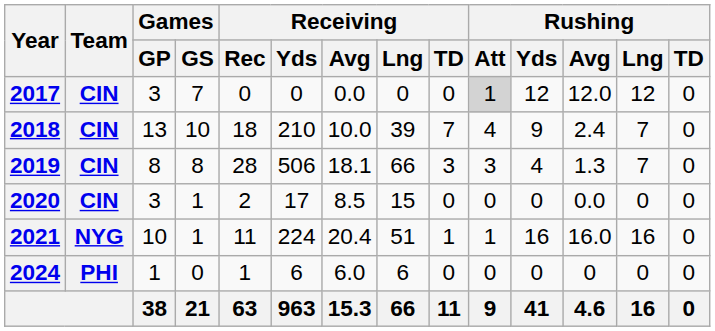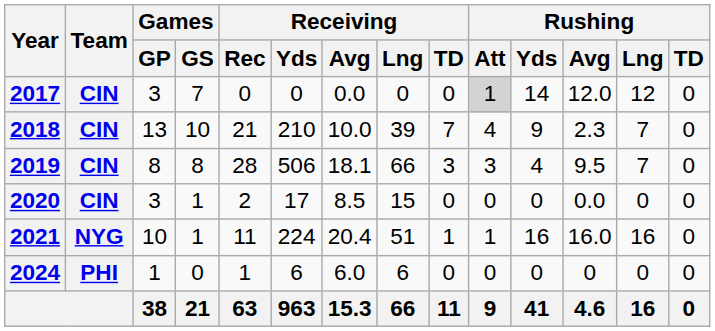(537, 93) 12 -> (537, 93) 14
(245, 129) 18 -> (245, 129) 21
(590, 129) 2.4 -> (590, 129) 2.3
(590, 165) 1.3 -> (590, 165) 9.5
